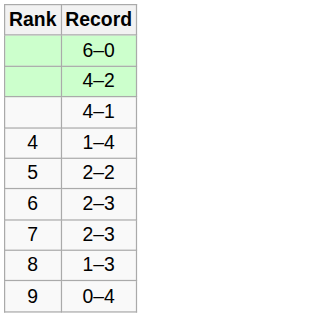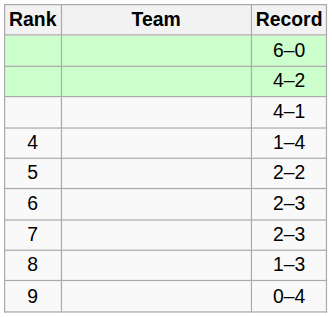+ column: (156, 19)
